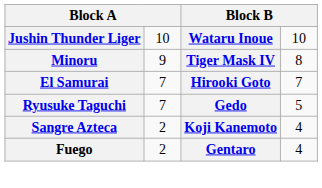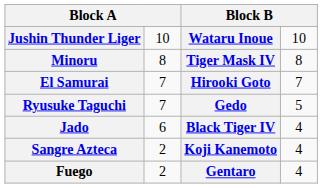(162, 60) 9 -> (162, 60) 8
+ row: (74, 127)
